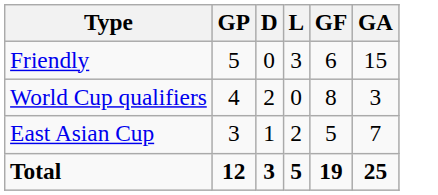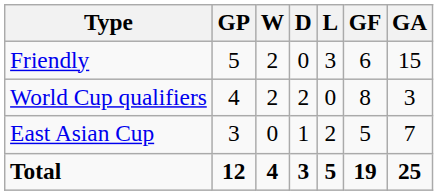+ column: (272, 23)
